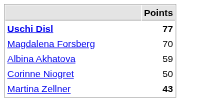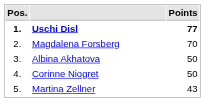+ column: (17, 13)
(168, 59) 59 -> (192, 59) 50
(168, 89) bold -> (192, 89) normal
